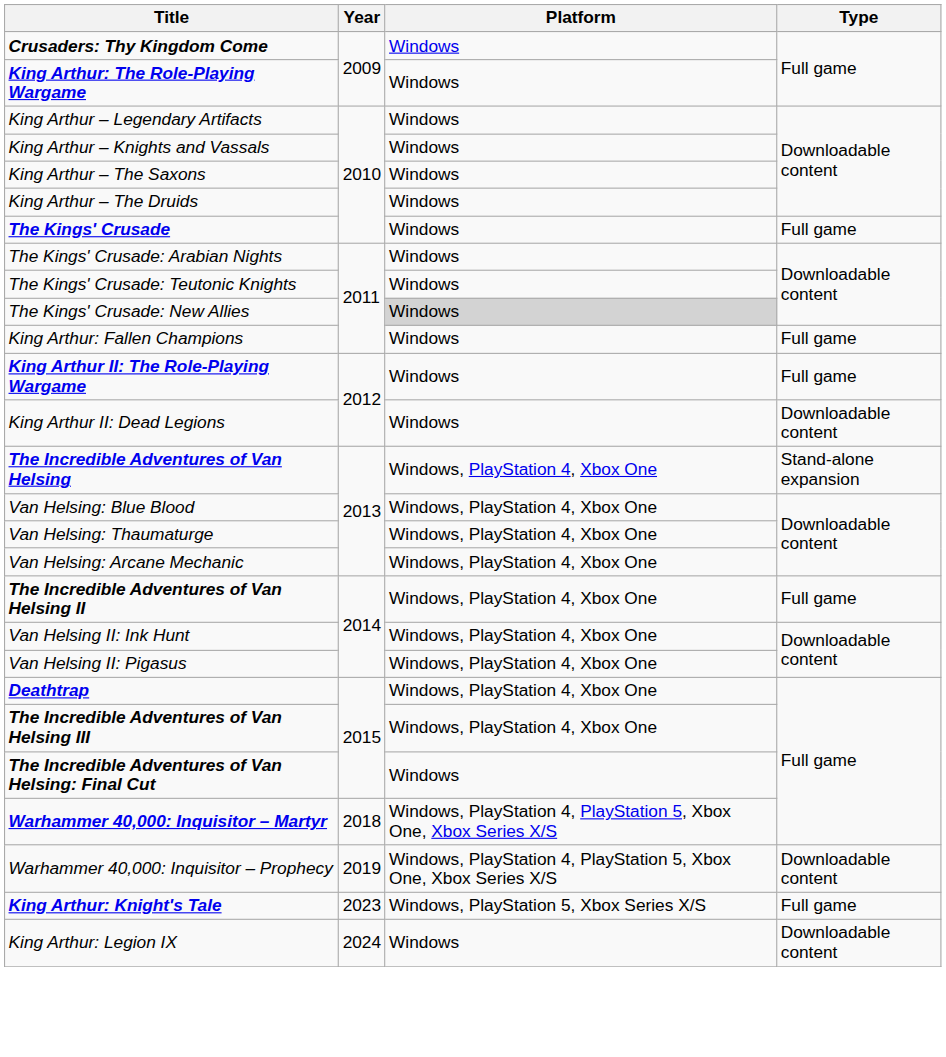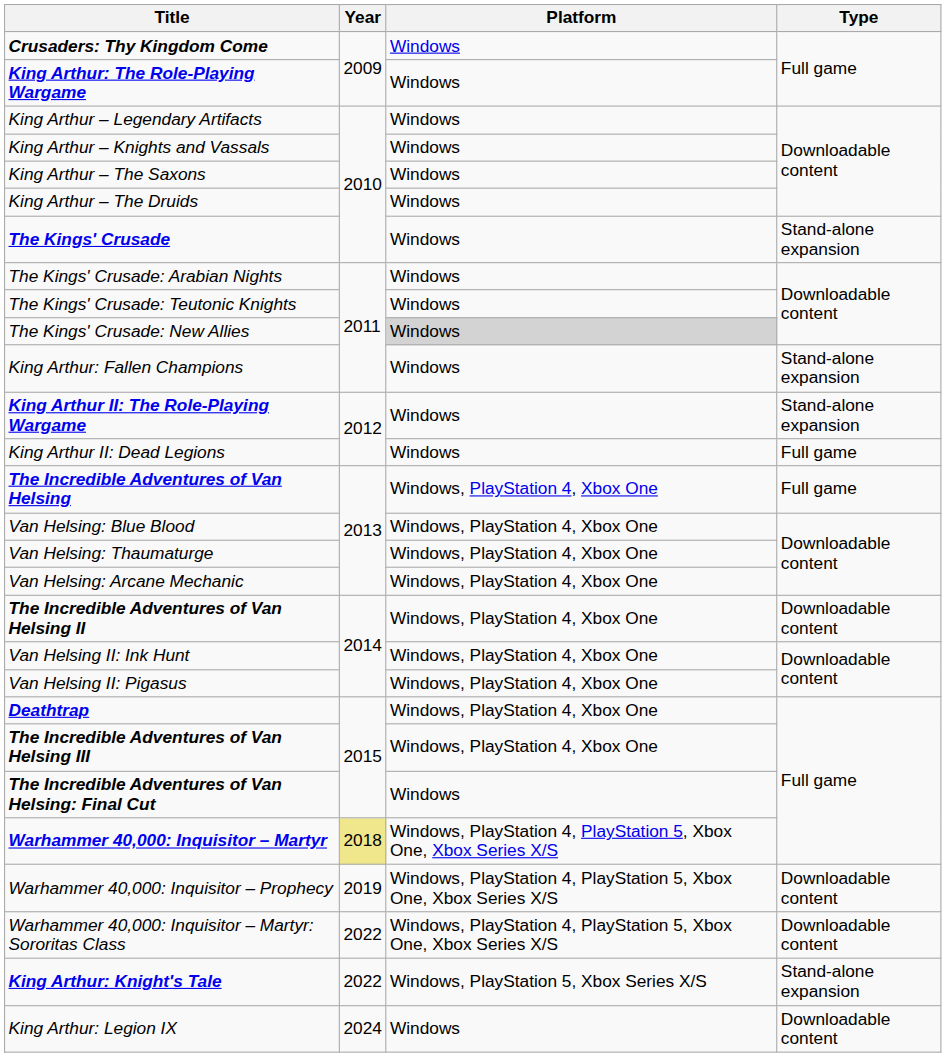(819, 229) Full game -> (827, 239) Stand-alone expansion
(819, 339) Full game -> (827, 368) Stand-alone expansion
(819, 376) Full game -> (827, 415) Stand-alone expansion
(835, 423) Downloadable content -> (819, 452) Full game
(827, 469) Stand-alone expansion -> (819, 489) Full game
(819, 598) Full game -> (836, 618) Downloadable content
(362, 821) no background -> (363, 841) khaki background
+ row: (161, 934)
(362, 905) 2023 -> (363, 981) 2022
(819, 905) Full game -> (827, 981) Stand-alone expansion
